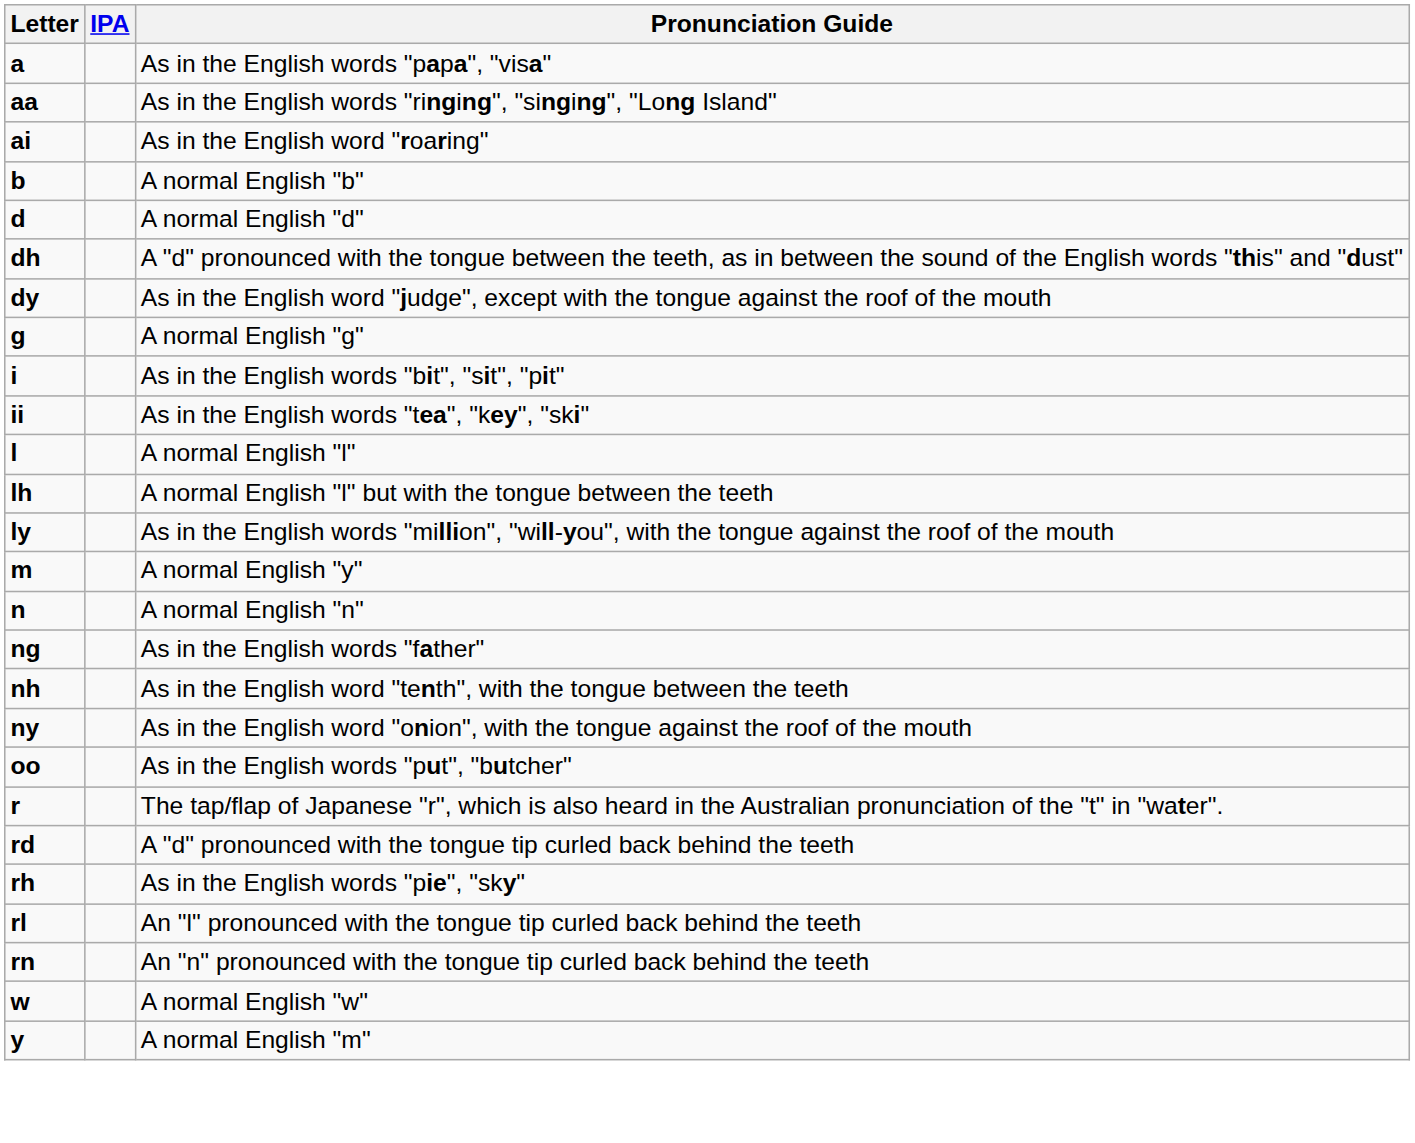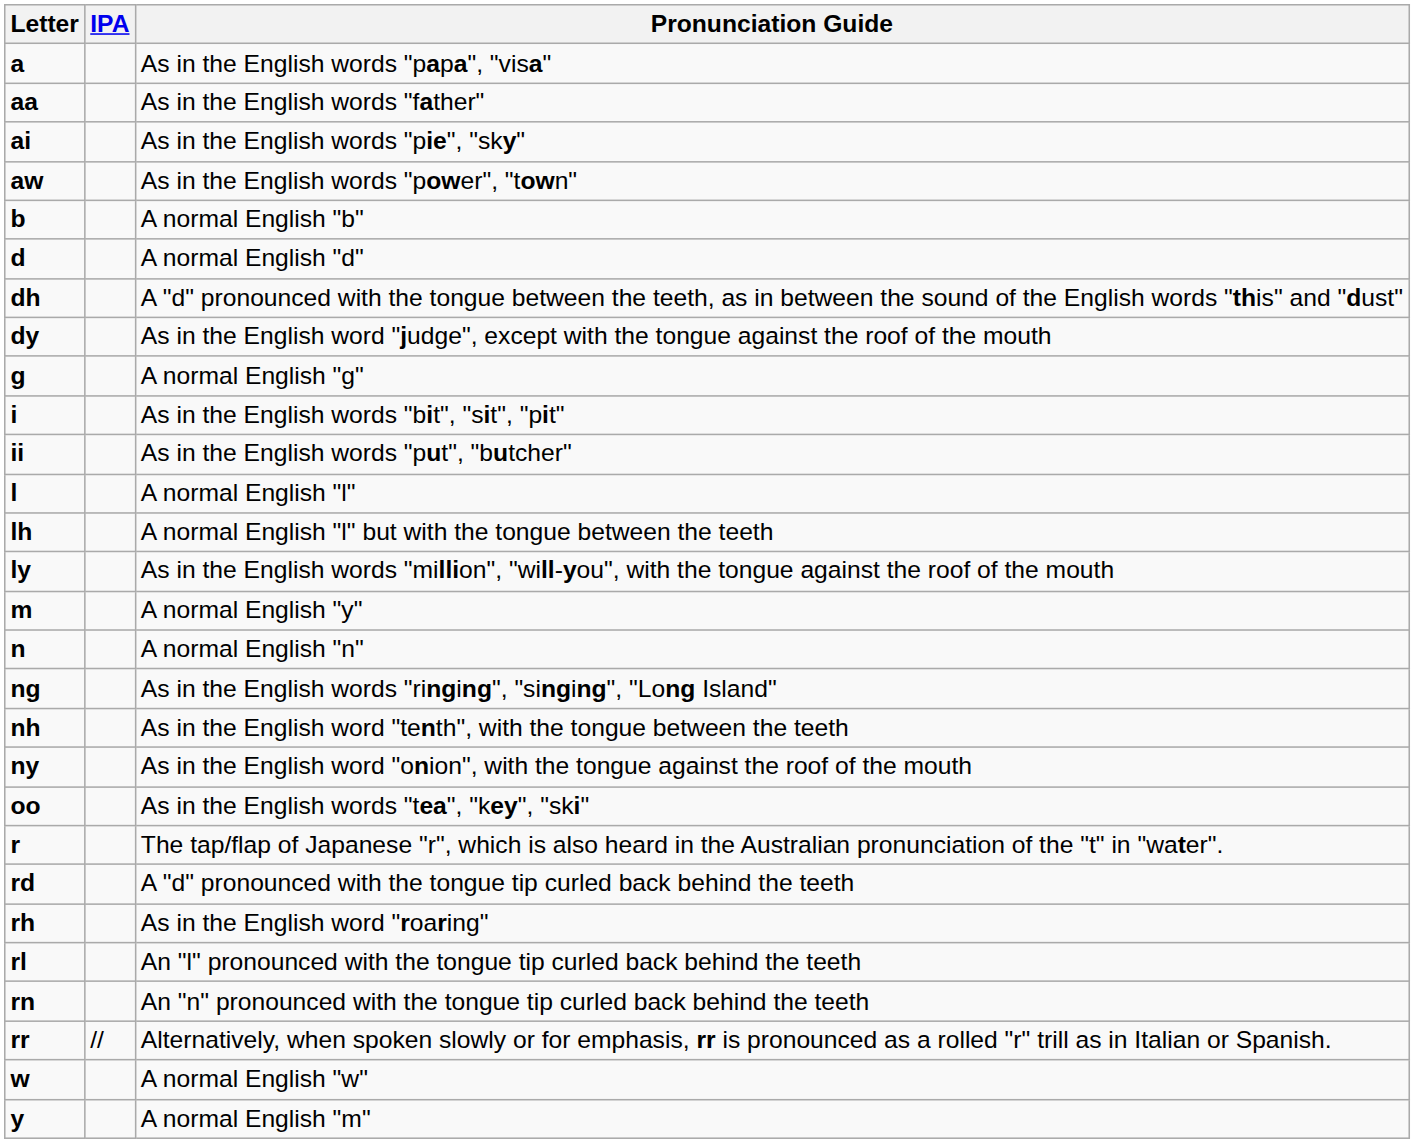(459, 102) As in the English words "ringing", "singing", "Long Island" -> (313, 102) As in the English words "father"
(315, 141) As in the English word "roaring" -> (333, 141) As in the English words "pie", "sky"
+ row: (27, 180)
(365, 414) As in the English words "tea", "key", "ski" -> (356, 453) As in the English words "put", "butcher"
(313, 649) As in the English words "father" -> (459, 688) As in the English words "ringing", "singing", "Long Island"
(356, 766) As in the English words "put", "butcher" -> (365, 805) As in the English words "tea", "key", "ski"
(333, 883) As in the English words "pie", "sky" -> (315, 922) As in the English word "roaring"
+ row: (20, 1040)
